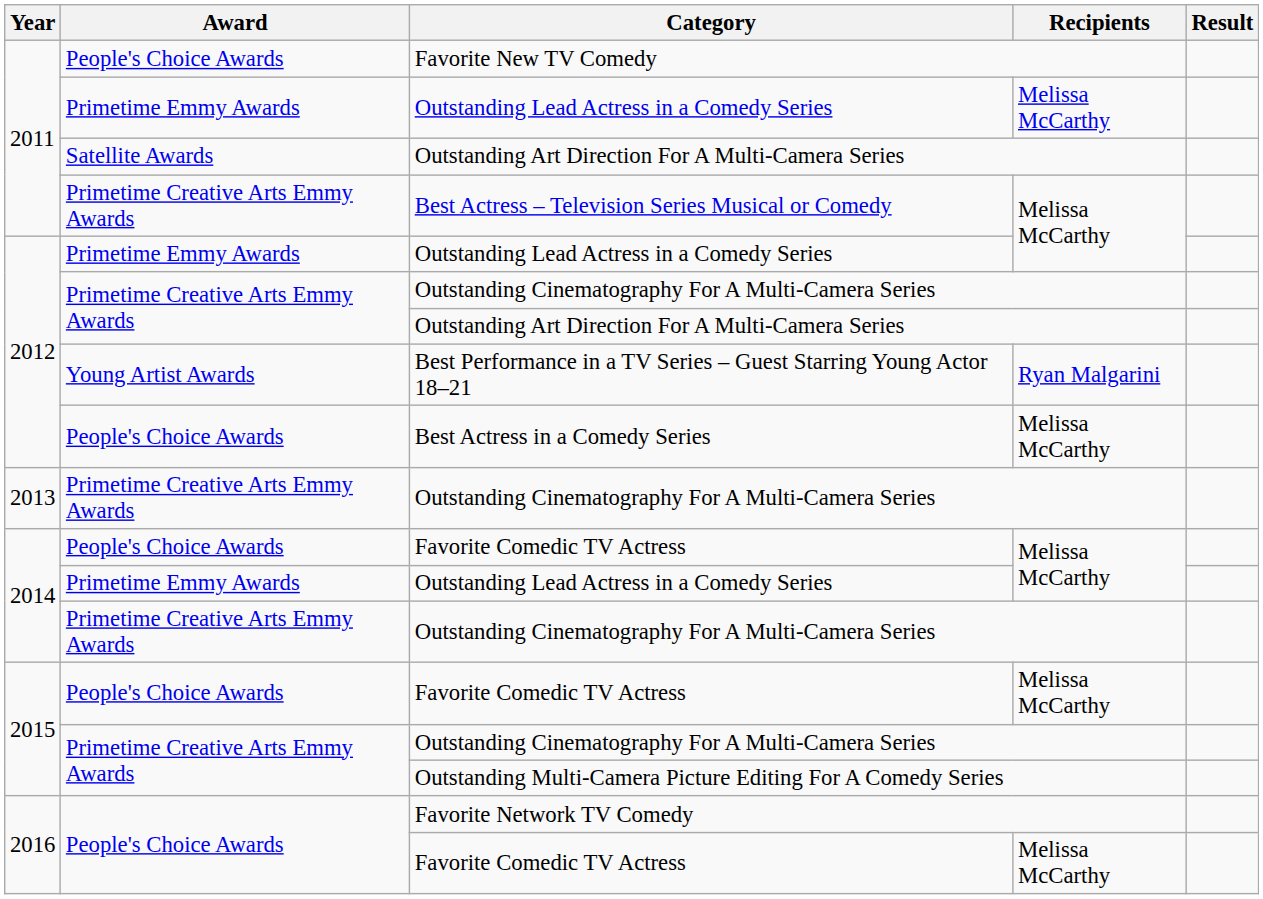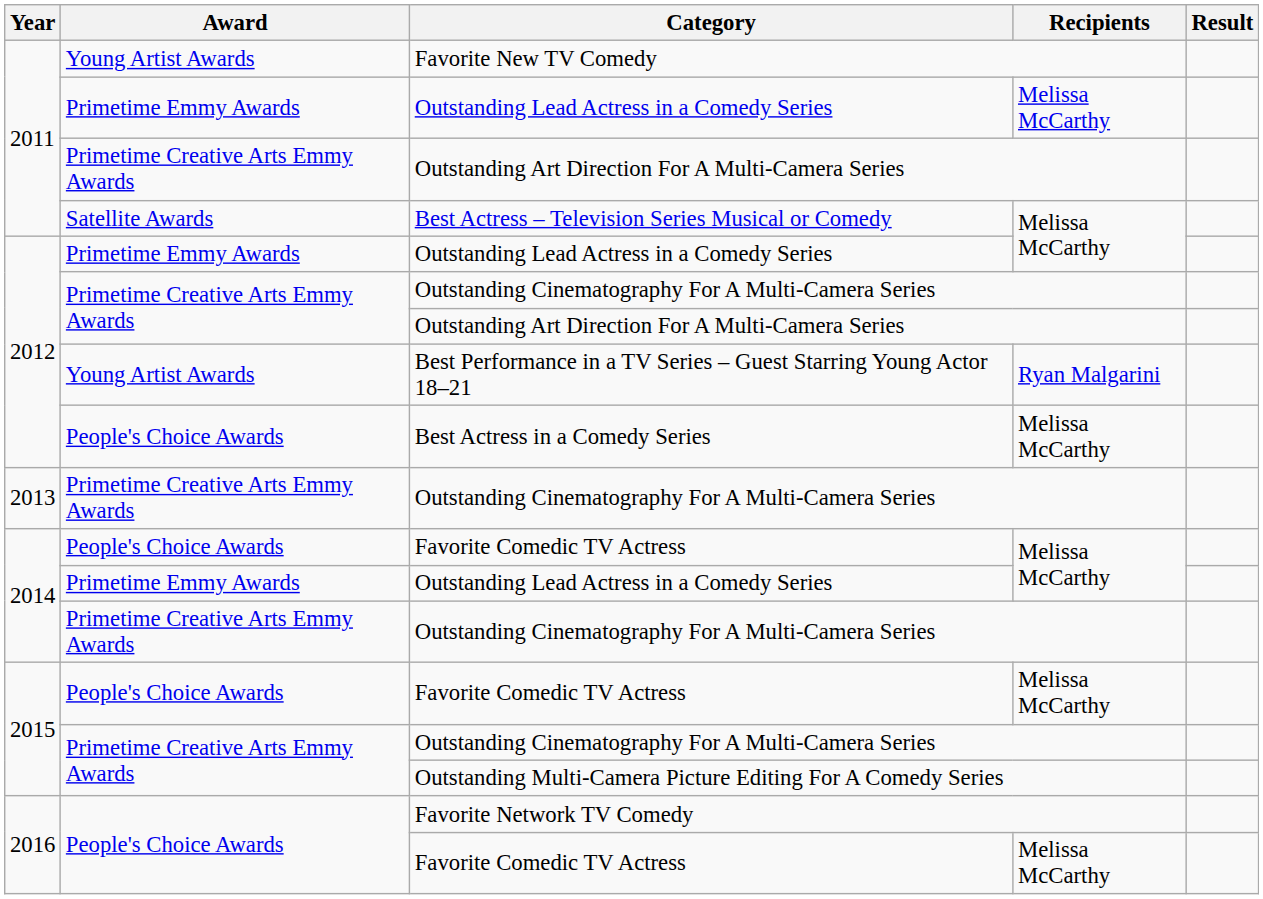(175, 58) People's Choice Awards -> (160, 58) Young Artist Awards
(140, 156) Satellite Awards -> (209, 168) Primetime Creative Arts Emmy Awards
(209, 204) Primetime Creative Arts Emmy Awards -> (140, 217) Satellite Awards
